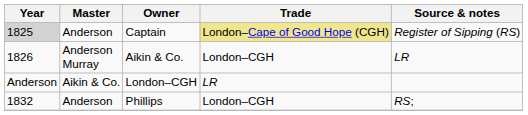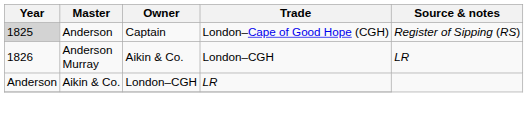(296, 32) khaki background -> (296, 32) no background
- row: (144, 100)
